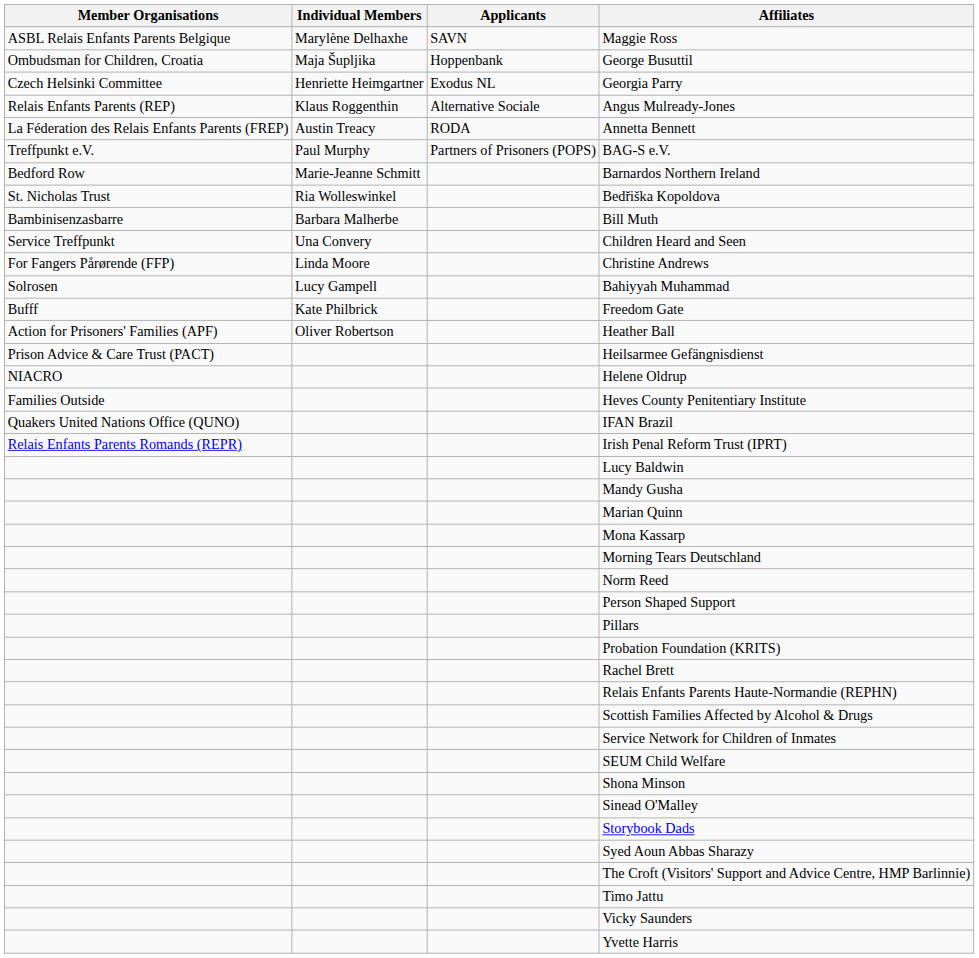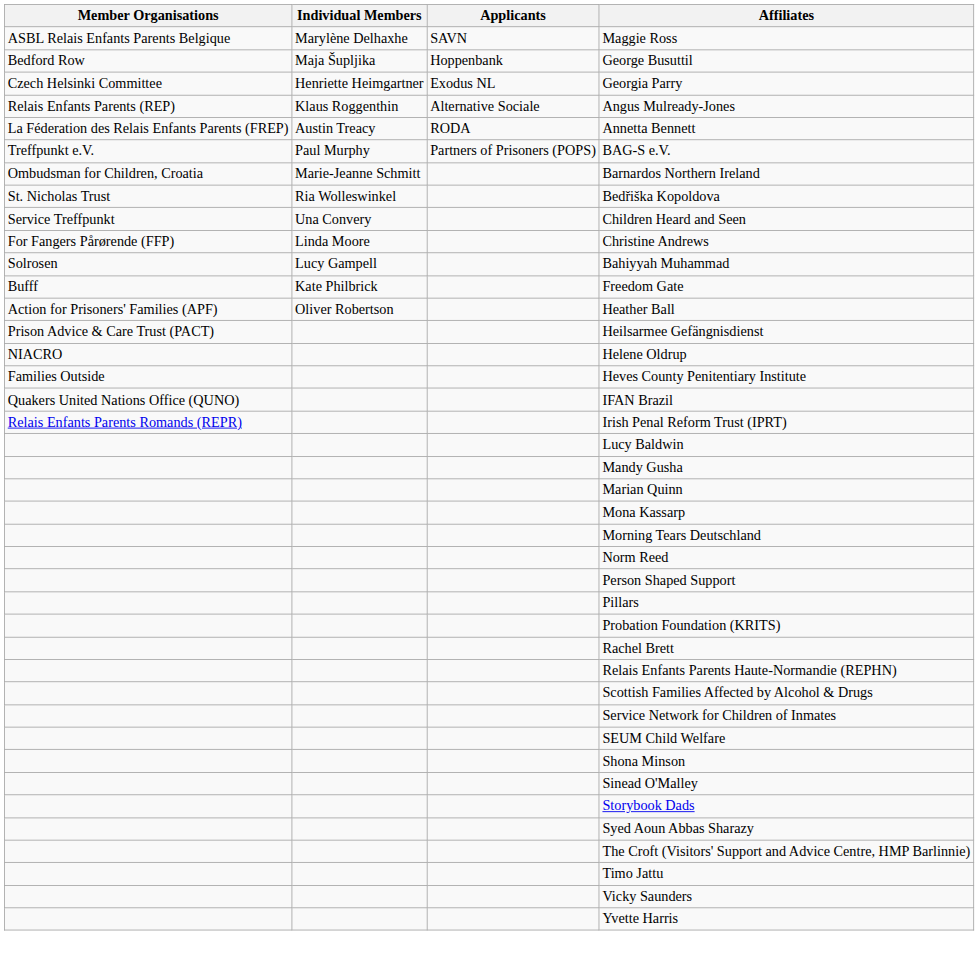(105, 60) Ombudsman for Children, Croatia -> (46, 60) Bedford Row
(46, 173) Bedford Row -> (105, 173) Ombudsman for Children, Croatia
- row: (630, 219)
